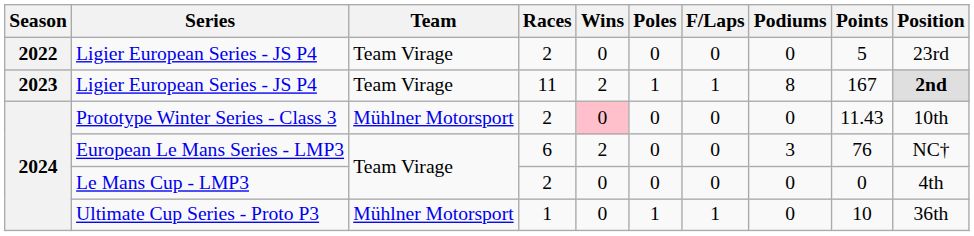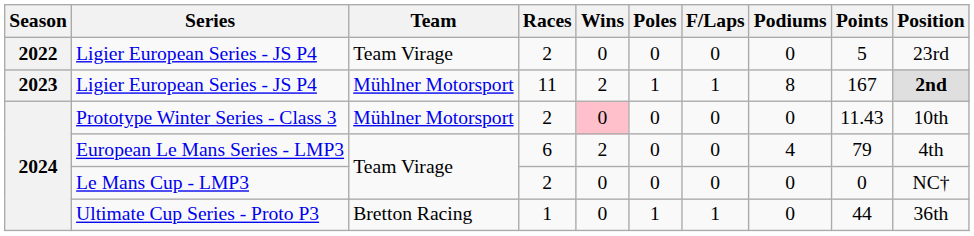(403, 85) Team Virage -> (433, 85) Mühlner Motorsport
(790, 150) 3 -> (790, 150) 4
(862, 150) 76 -> (862, 150) 79
(931, 150) NC† -> (931, 150) 4th
(931, 182) 4th -> (931, 182) NC†
(433, 214) Mühlner Motorsport -> (413, 214) Bretton Racing
(862, 214) 10 -> (862, 214) 44
